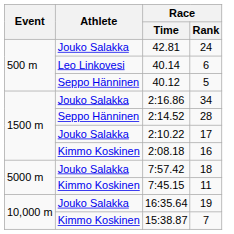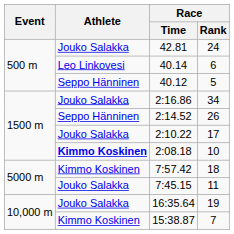(206, 117) 28 -> (213, 117) 26
(99, 152) normal -> (102, 152) bold
(206, 152) 16 -> (213, 152) 10
(93, 169) Jouko Salakka -> (99, 169) Kimmo Koskinen
(99, 186) Kimmo Koskinen -> (93, 186) Jouko Salakka
